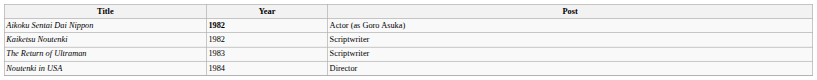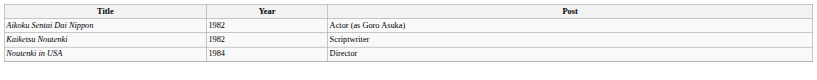(217, 25) bold -> (217, 25) normal
- row: (46, 54)
